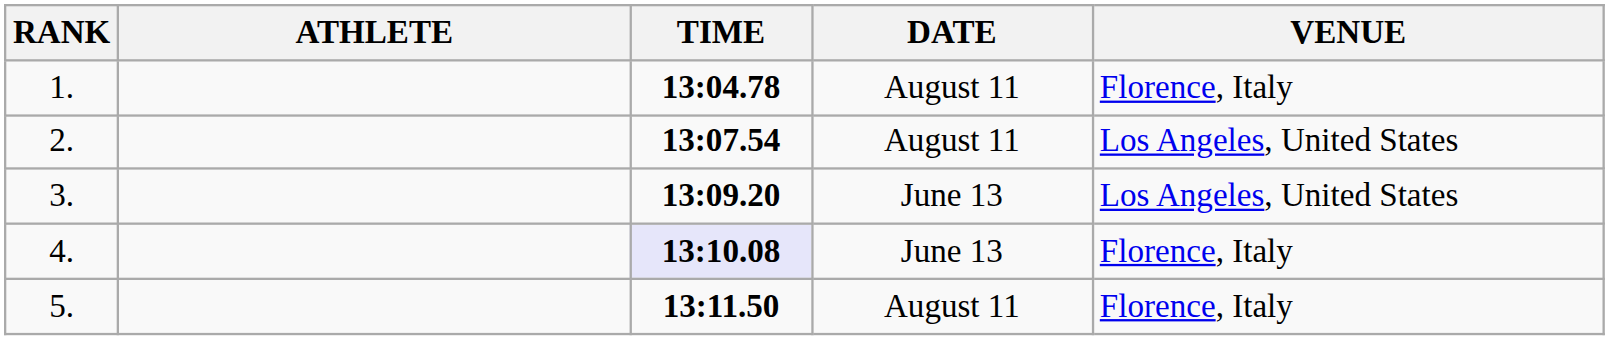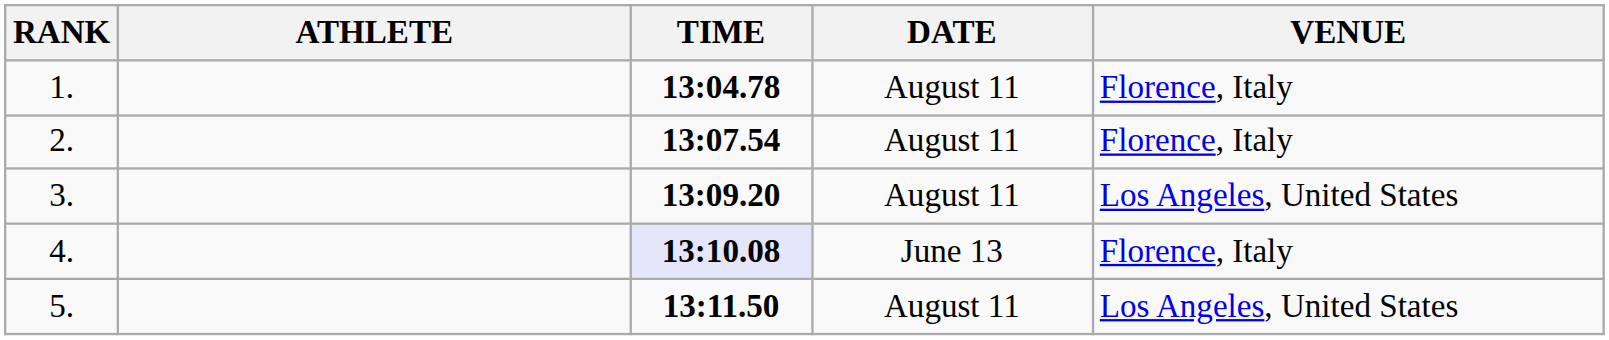(1279, 141) Los Angeles, United States -> (1196, 141) Florence, Italy
(952, 196) June 13 -> (952, 196) August 11
(1196, 305) Florence, Italy -> (1279, 305) Los Angeles, United States
